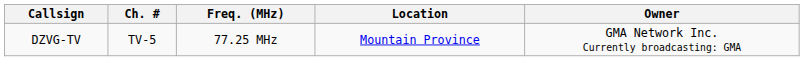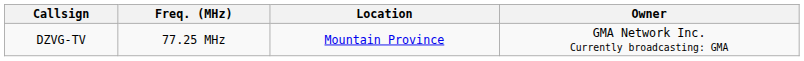- column: (142, 14)
